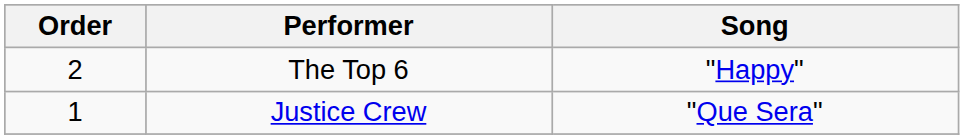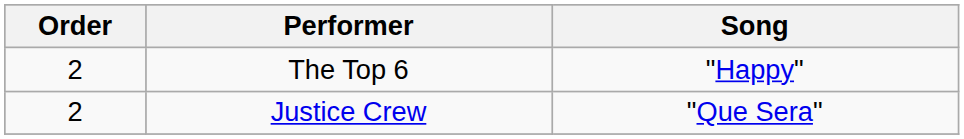(75, 112) 1 -> (75, 112) 2
